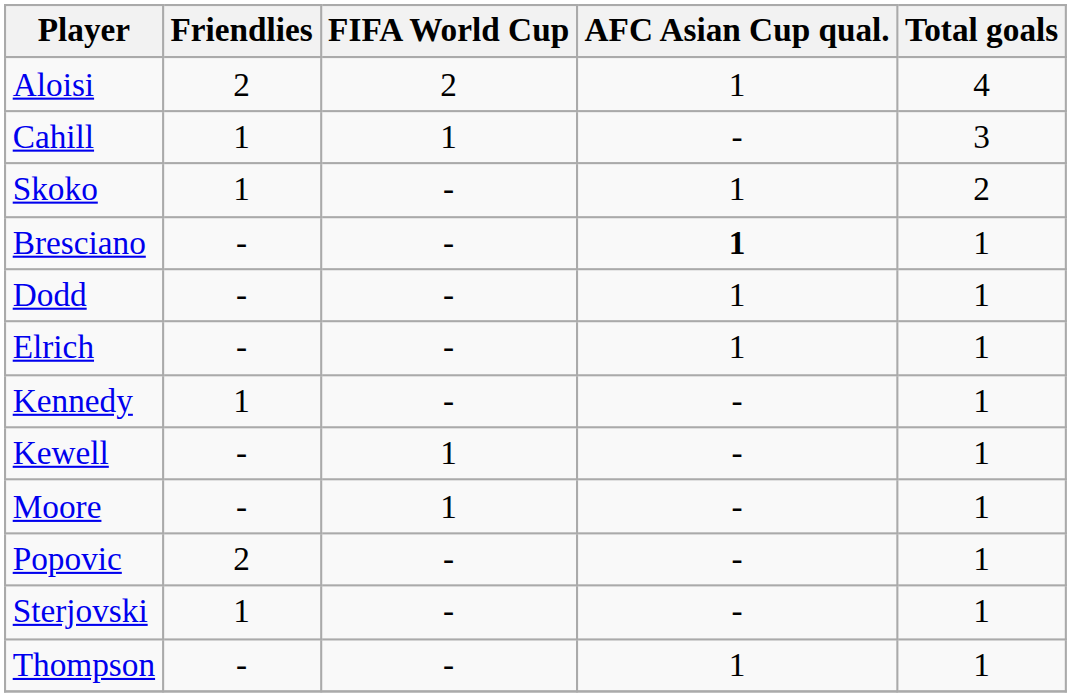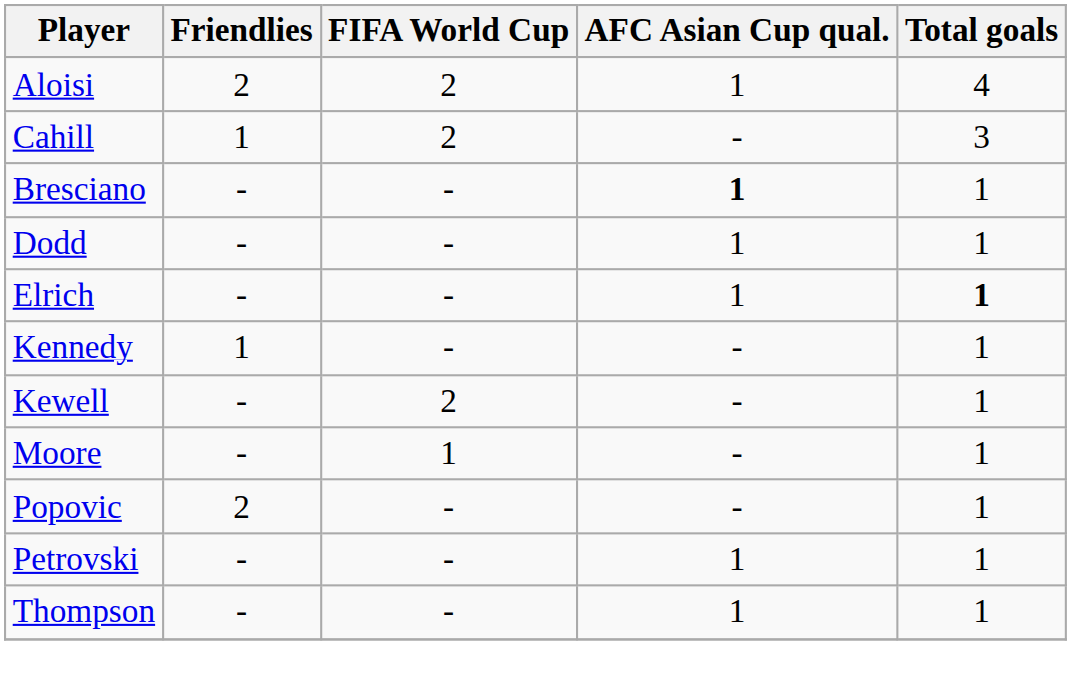(449, 136) 1 -> (449, 136) 2
- row: (55, 189)
(982, 347) normal -> (982, 294) bold
(449, 453) 1 -> (449, 400) 2
+ row: (76, 558)
- row: (80, 611)
